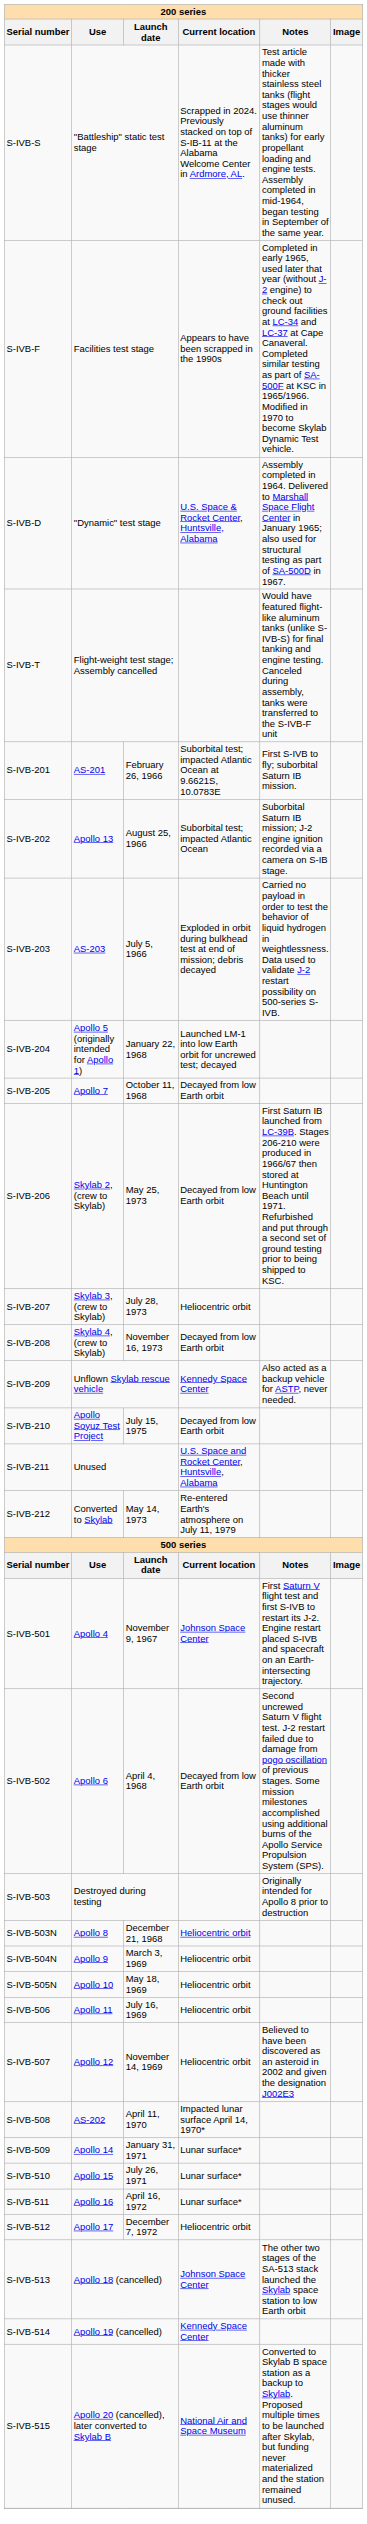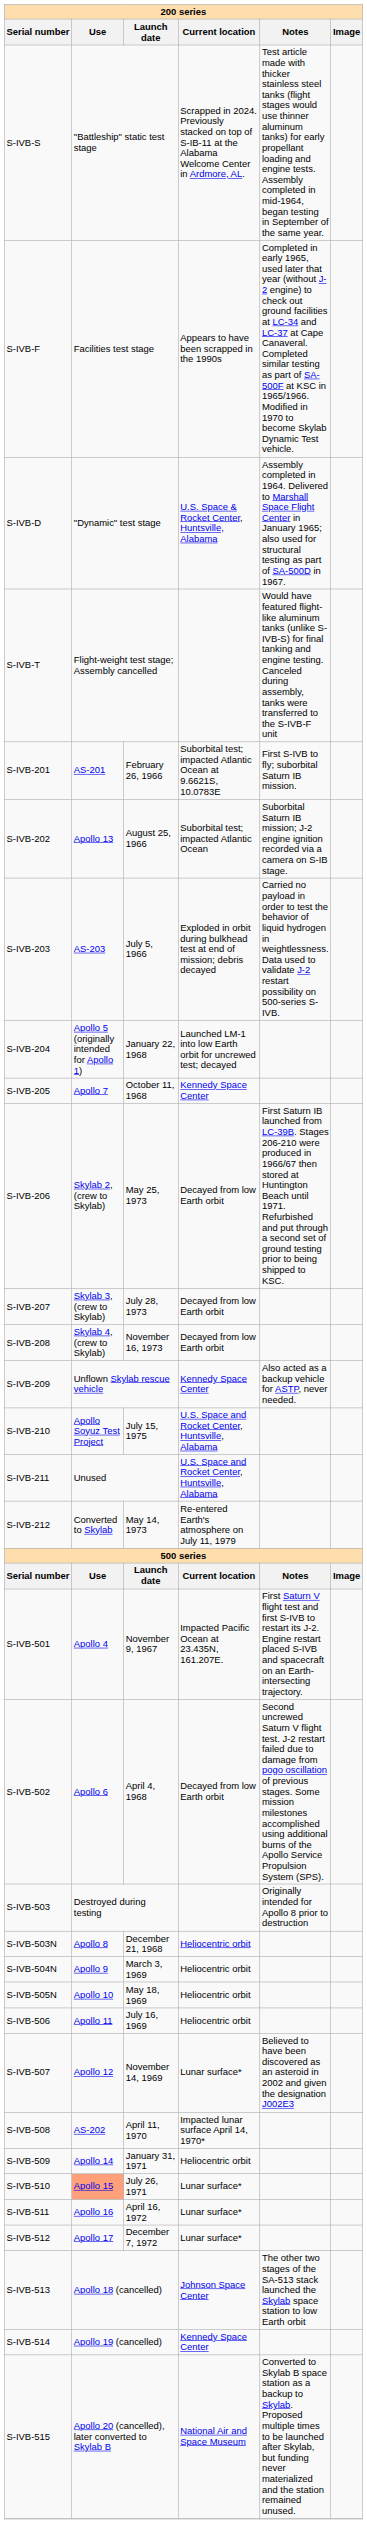(218, 1090) Decayed from low Earth orbit -> (214, 1090) Kennedy Space Center
(215, 1306) Heliocentric orbit -> (218, 1306) Decayed from low Earth orbit
(218, 1425) Decayed from low Earth orbit -> (213, 1431) U.S. Space and Rocket Center, Huntsville, Alabama
(213, 1633) Johnson Space Center -> (215, 1644) Impacted Pacific Ocean at 23.435N, 161.207E.
(215, 2062) Heliocentric orbit -> (211, 2072) Lunar surface*
(211, 2150) Lunar surface* -> (215, 2161) Heliocentric orbit
(93, 2176) no background -> (93, 2186) lightsalmon background
(215, 2227) Heliocentric orbit -> (211, 2238) Lunar surface*
